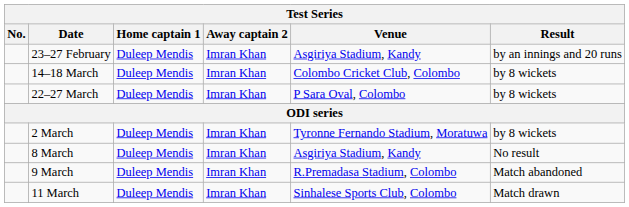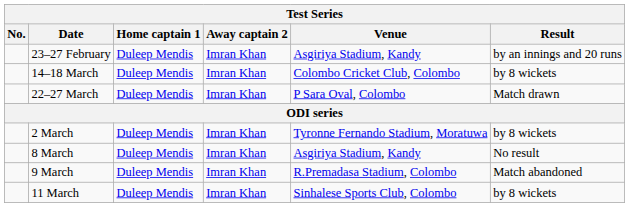(525, 93) by 8 wickets -> (526, 93) Match drawn
(526, 192) Match drawn -> (525, 192) by 8 wickets
